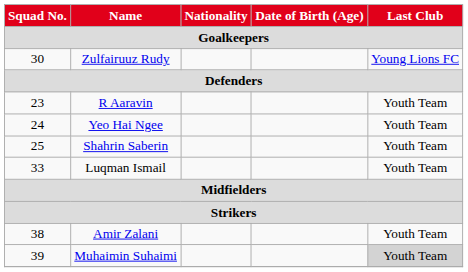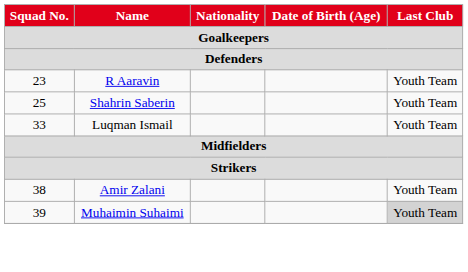- row: (126, 59)
- row: (126, 125)
